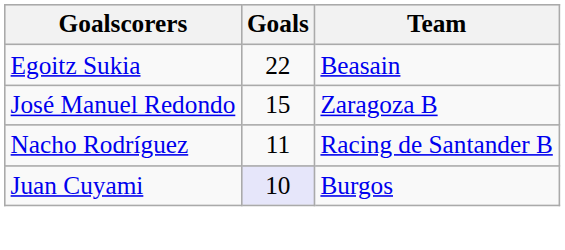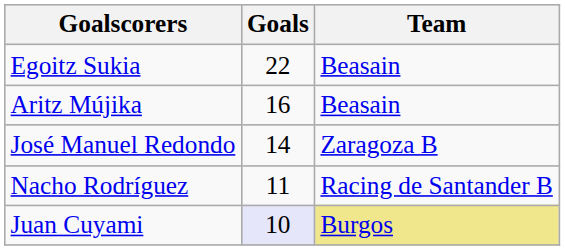+ row: (76, 104)
(278, 104) 15 -> (278, 144) 14
(357, 184) no background -> (357, 225) khaki background
